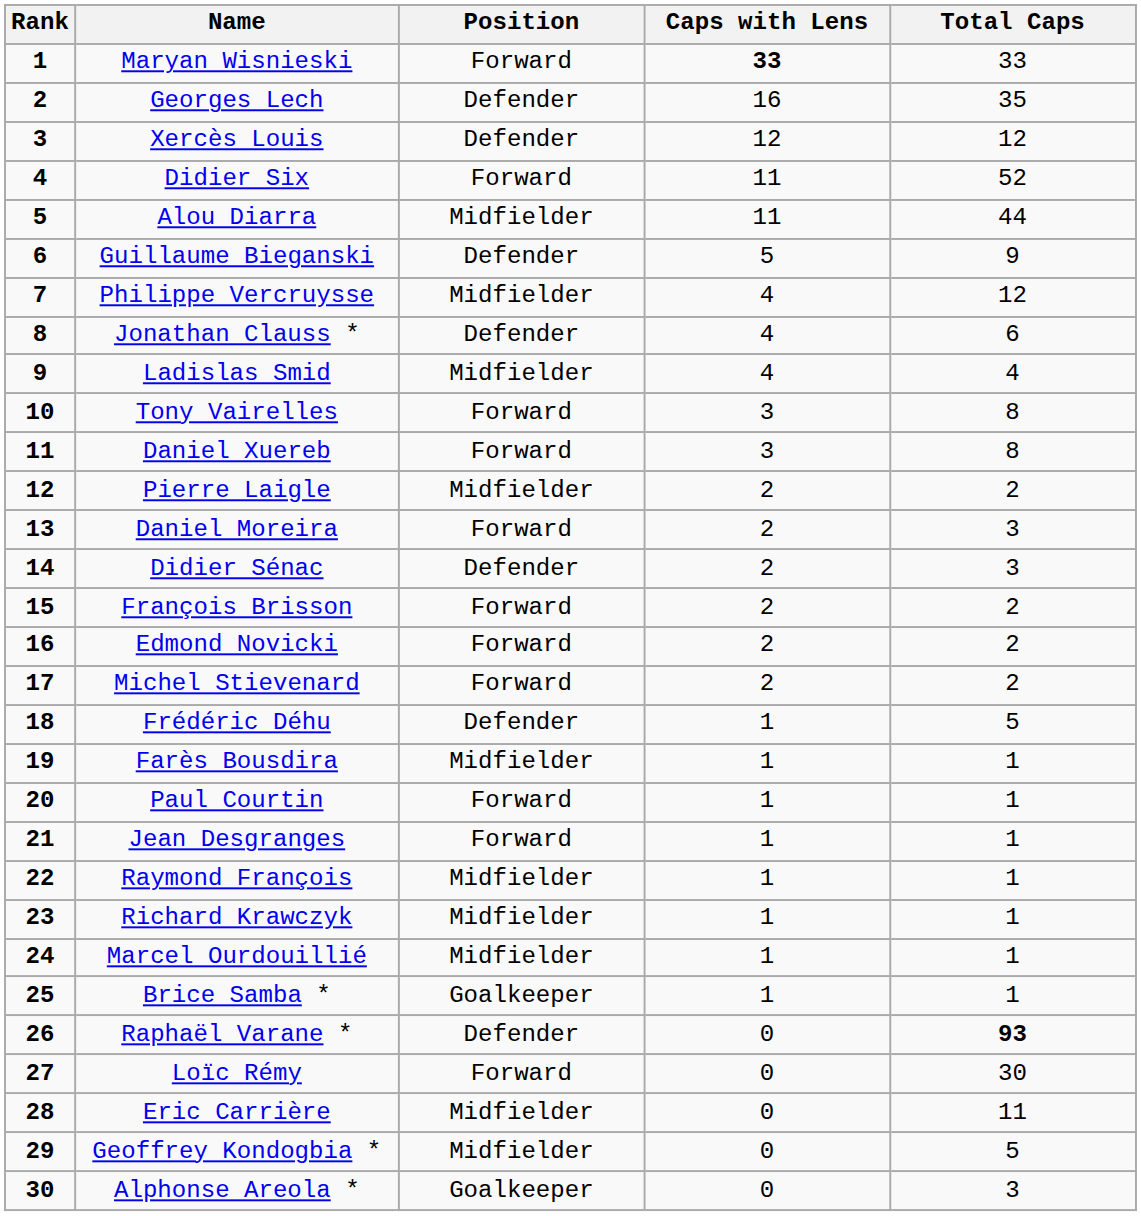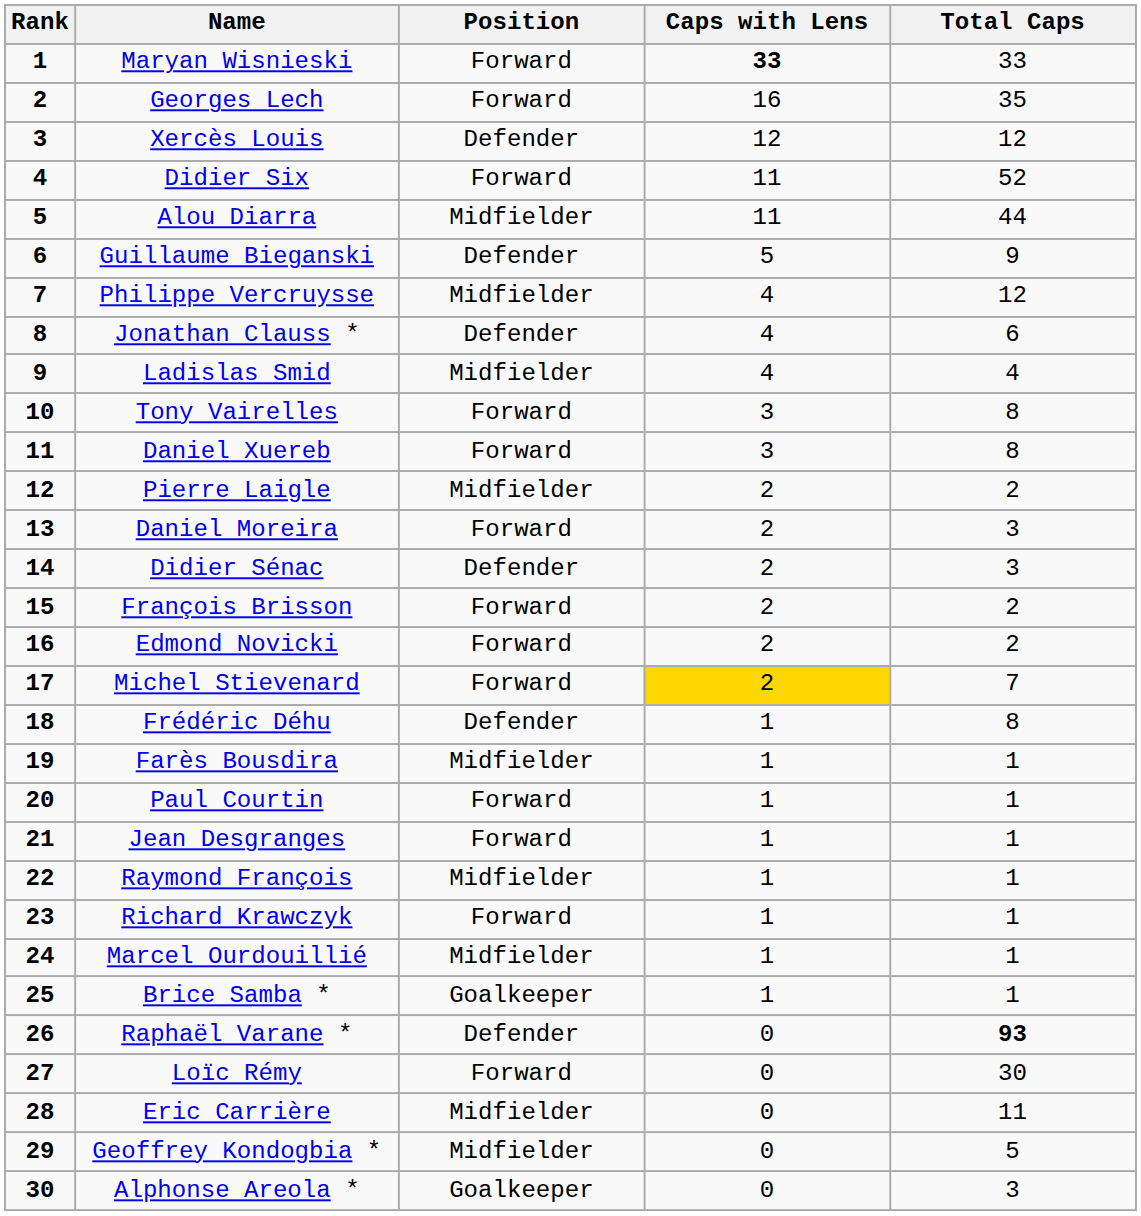(521, 103) Defender -> (521, 103) Forward
(767, 686) no background -> (767, 686) gold background
(1013, 686) 2 -> (1013, 686) 7
(1013, 725) 5 -> (1013, 725) 8
(521, 919) Midfielder -> (521, 919) Forward
